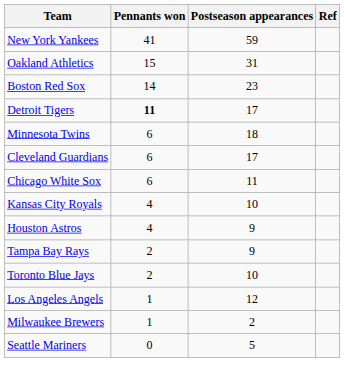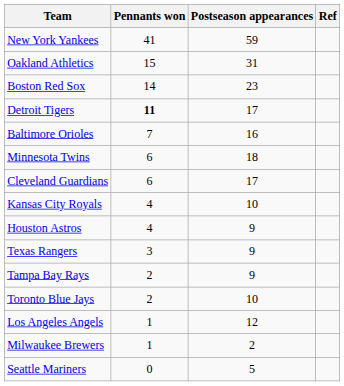+ row: (50, 133)
- row: (54, 180)
+ row: (42, 251)
